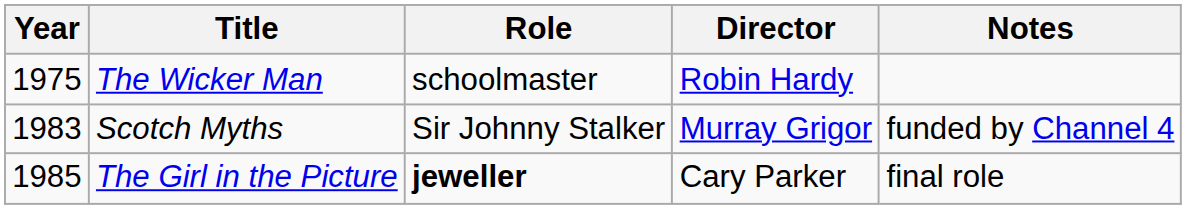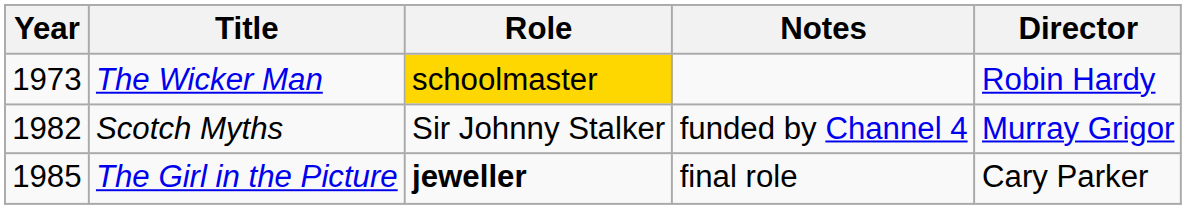columns swapped: (776, 29) <-> (1030, 29)
(47, 78) 1975 -> (47, 78) 1973
(505, 78) no background -> (505, 78) gold background
(47, 128) 1983 -> (47, 128) 1982
